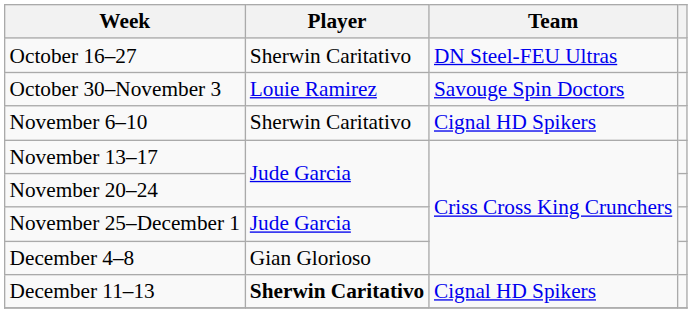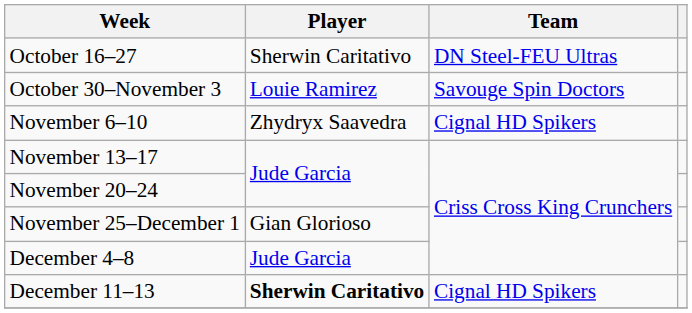(330, 122) Sherwin Caritativo -> (328, 122) Zhydryx Saavedra
(300, 223) Jude Garcia -> (310, 223) Gian Glorioso
(310, 257) Gian Glorioso -> (300, 257) Jude Garcia
